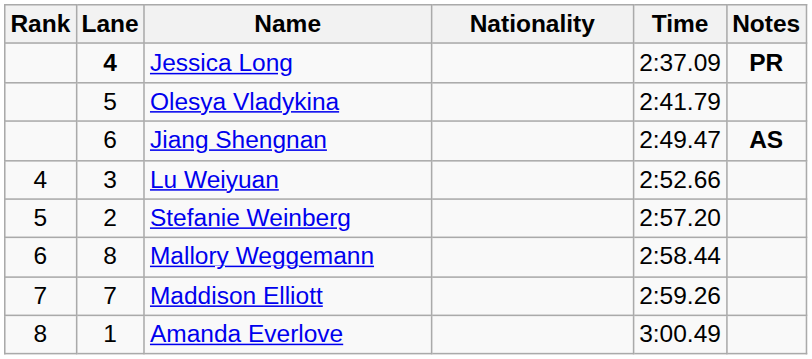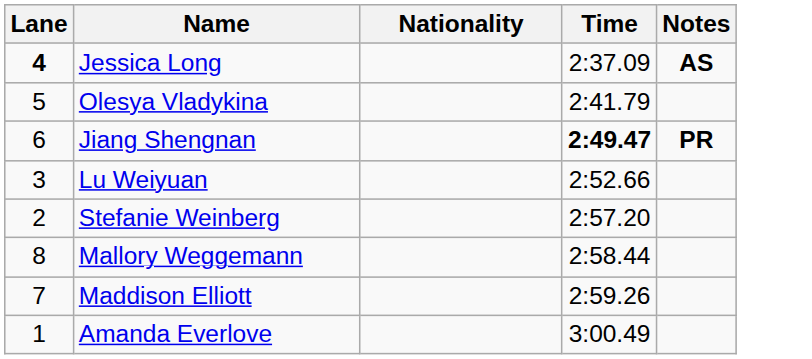- column: (40, 23)
(766, 62) PR -> (696, 62) AS
(680, 140) normal -> (610, 140) bold
(766, 140) AS -> (696, 140) PR
